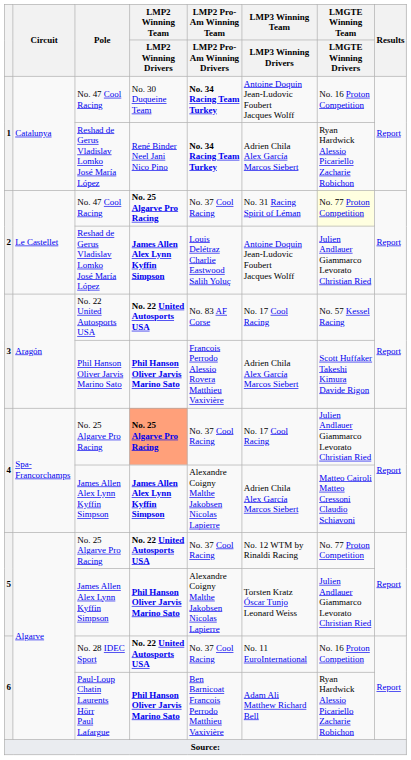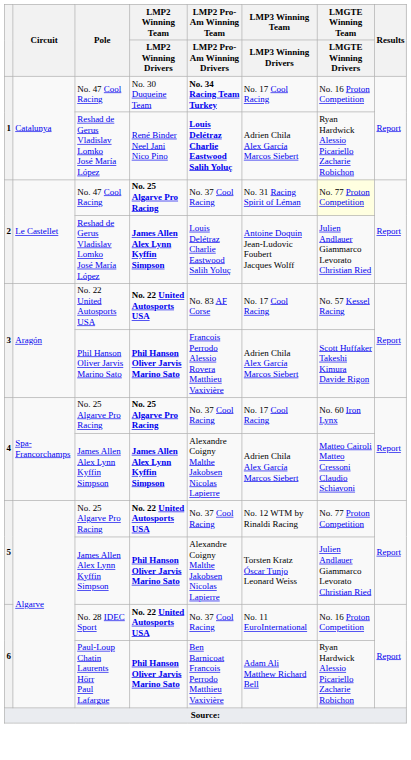(273, 99) Antoine Doquin Jean-Ludovic Foubert Jacques Wolff -> (266, 93) No. 17 Cool Racing
(214, 156) No. 34 Racing Team Turkey -> (211, 145) Louis Delétraz Charlie Eastwood Salih Yoluç
(155, 436) lightsalmon background -> (155, 415) no background
(345, 436) Julien Andlauer Giammarco Levorato Christian Ried -> (340, 415) No. 60 Iron Lynx
